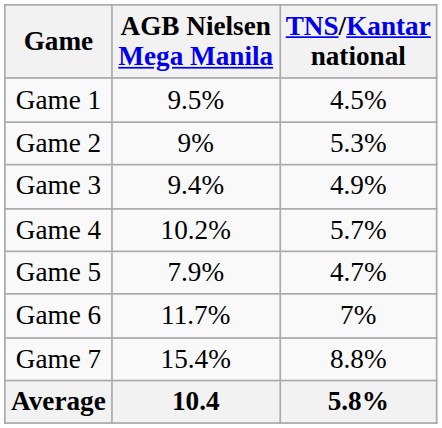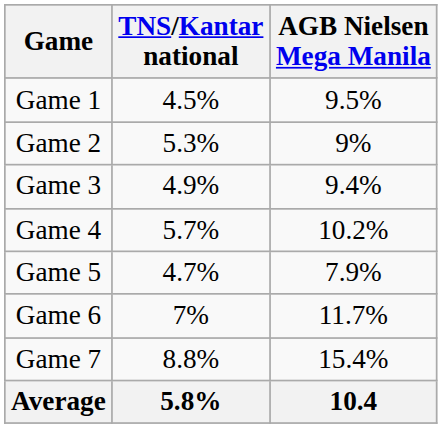columns swapped: (196, 41) <-> (358, 41)
